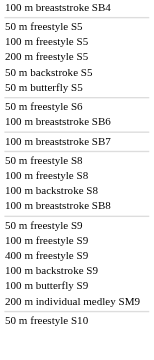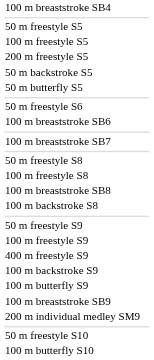rows swapped: (52, 190) <-> (58, 206)
+ row: (58, 301)
+ row: (49, 351)
